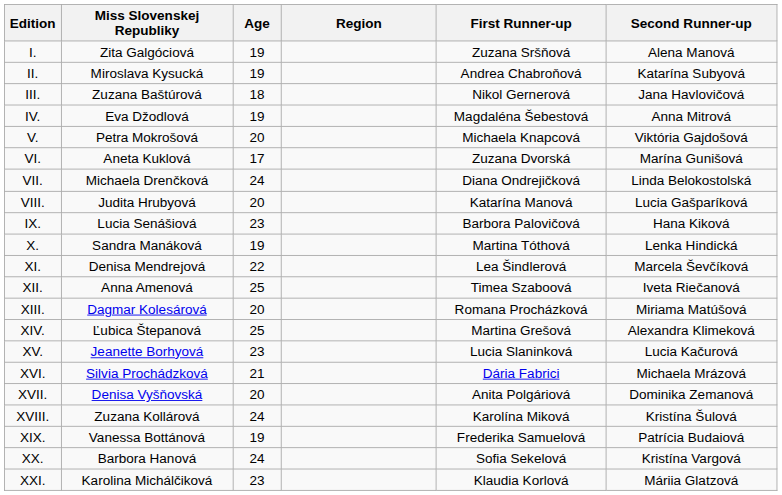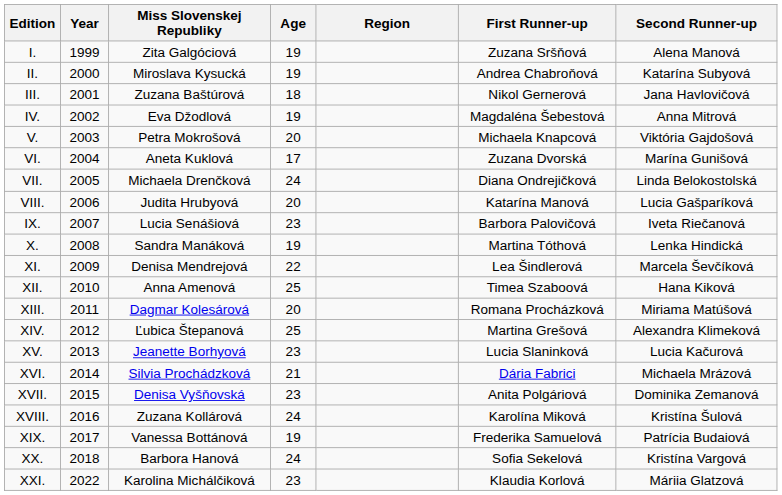+ column: (84, 23)
(691, 223) Hana Kiková -> (697, 223) Iveta Riečanová
(691, 287) Iveta Riečanová -> (697, 287) Hana Kiková
(257, 395) 20 -> (293, 395) 23
